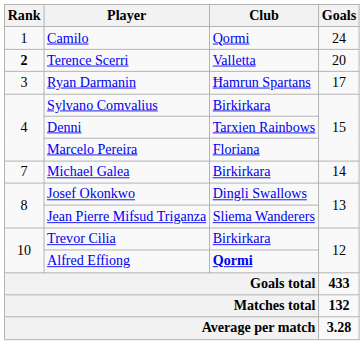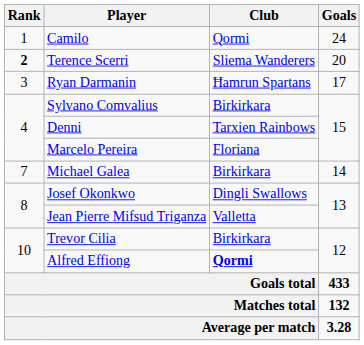(234, 60) Valletta -> (264, 60) Sliema Wanderers
(264, 216) Sliema Wanderers -> (234, 216) Valletta
